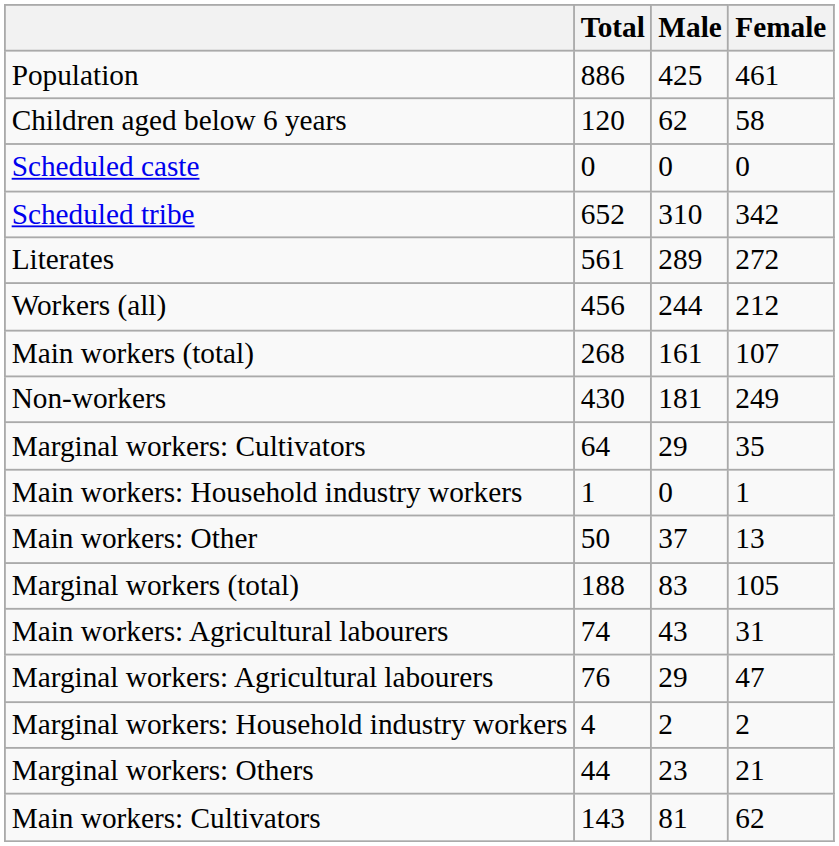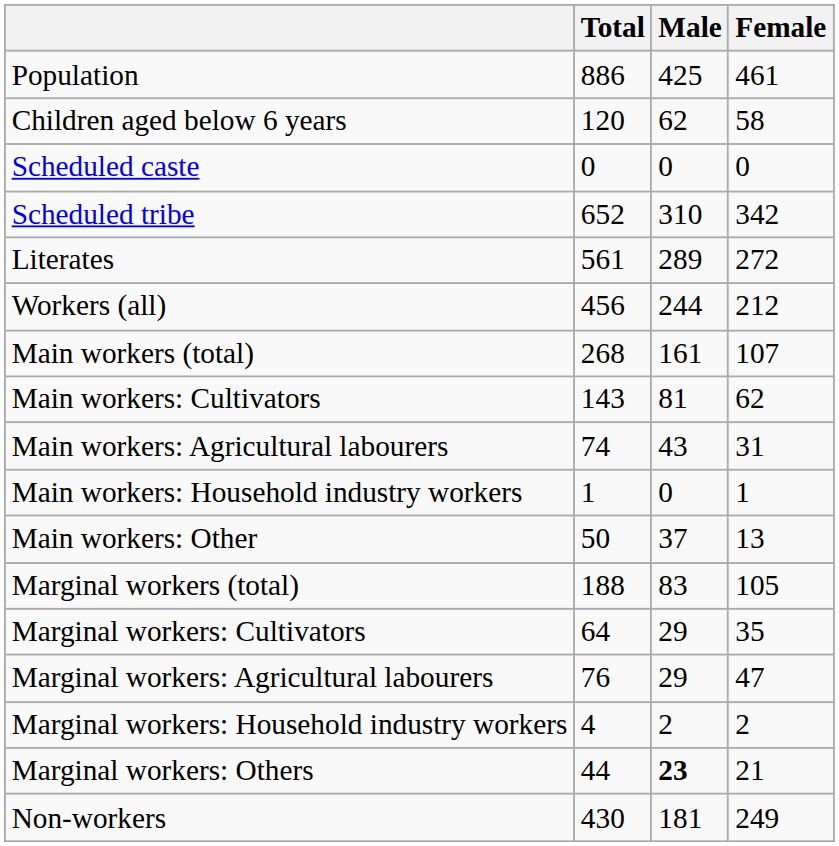rows swapped: (166, 817) <-> (89, 399)
rows swapped: (230, 631) <-> (189, 445)
(673, 770) normal -> (673, 770) bold
